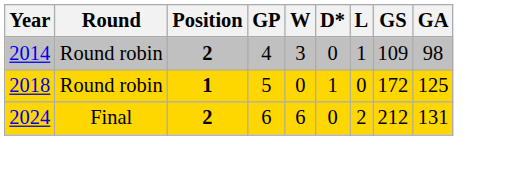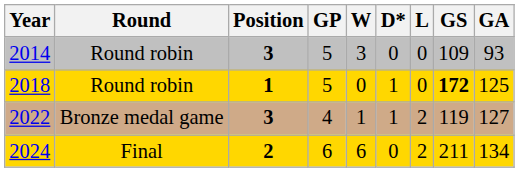(207, 53) 2 -> (268, 53) 3
(266, 53) 4 -> (327, 53) 5
(361, 53) 1 -> (422, 53) 0
(433, 53) 98 -> (494, 53) 93
(393, 85) normal -> (454, 85) bold
+ row: (30, 118)
(393, 118) 212 -> (454, 150) 211
(433, 118) 131 -> (494, 150) 134
